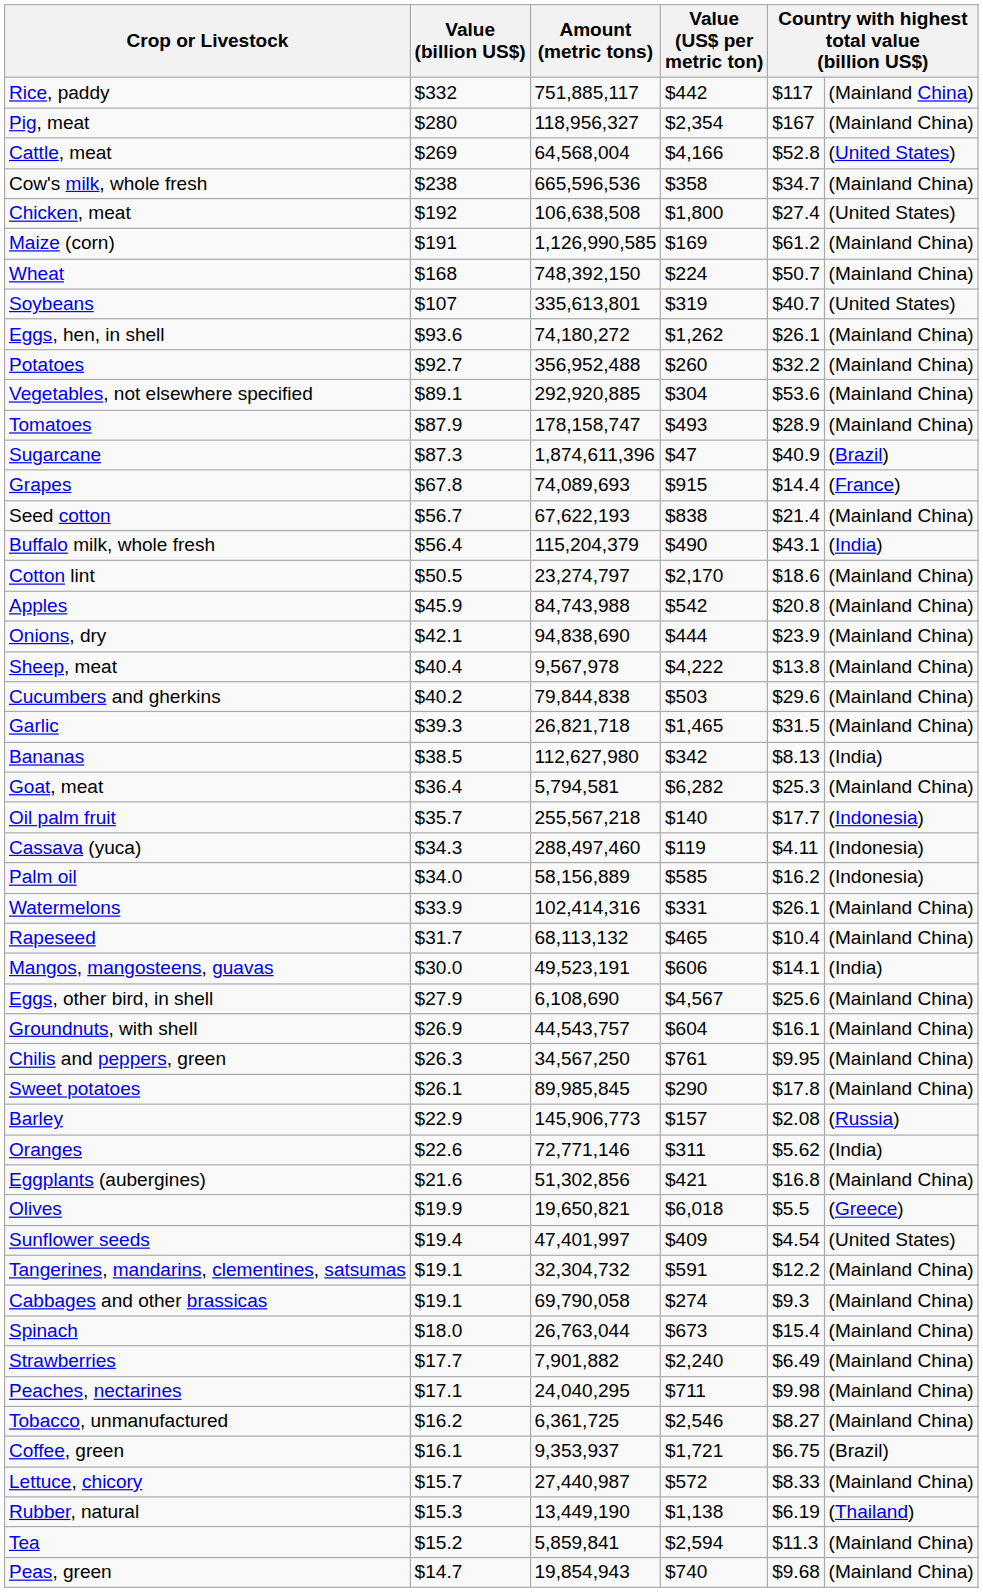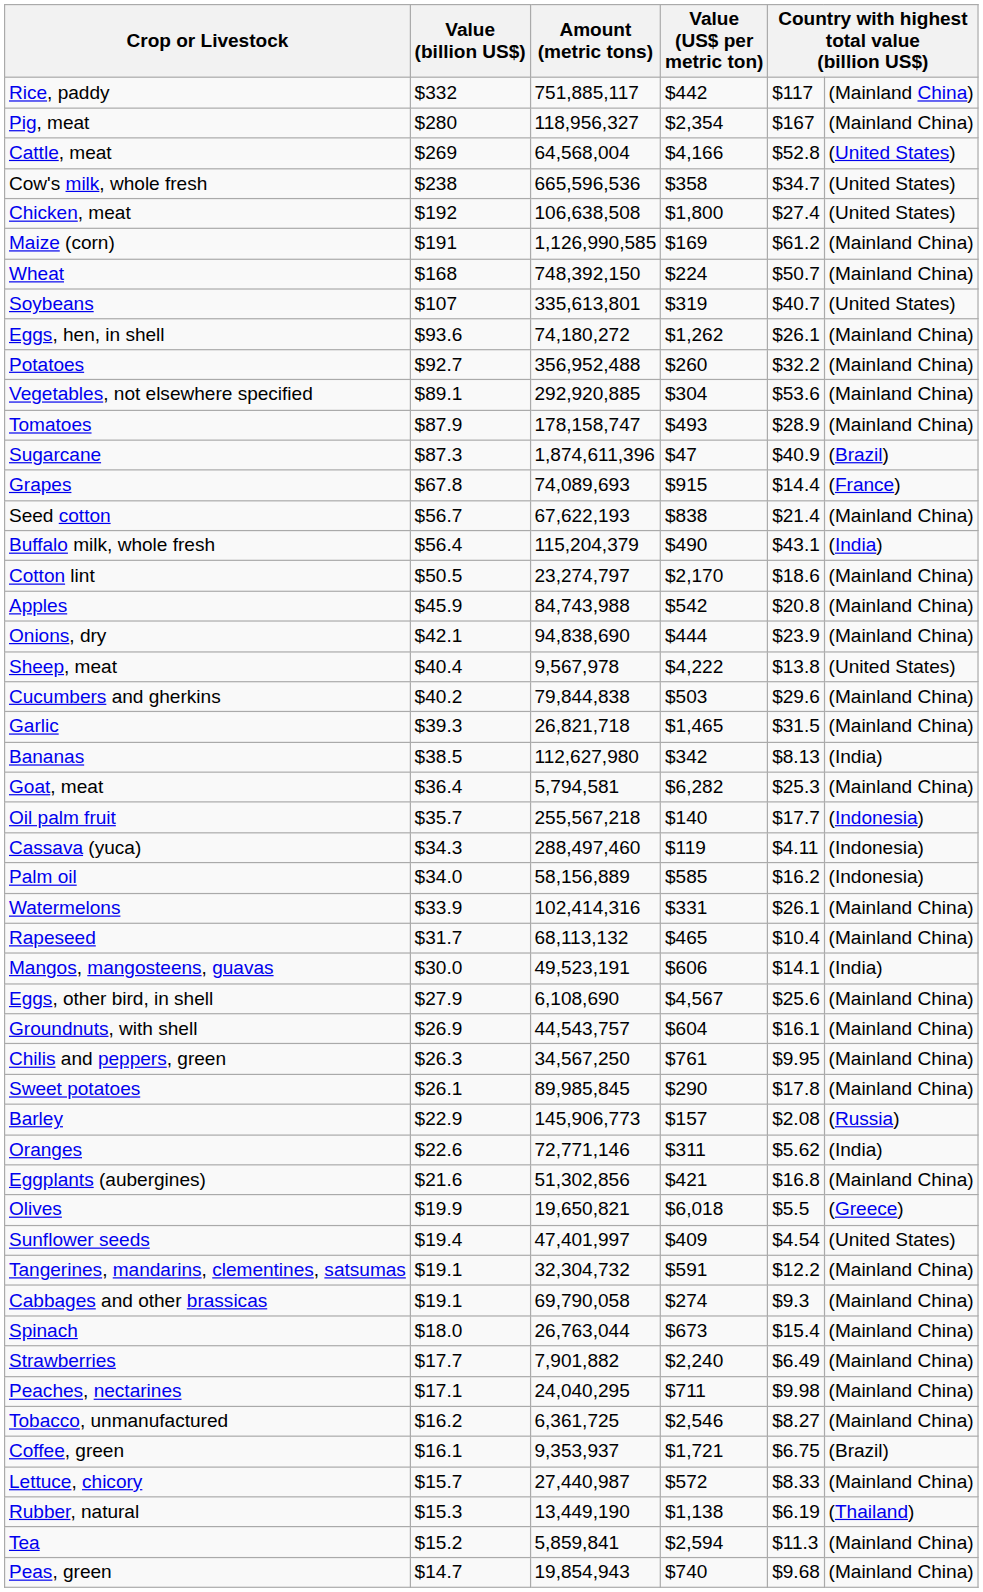(901, 183) (Mainland China) -> (892, 183) (United States)
(901, 666) (Mainland China) -> (892, 666) (United States)
